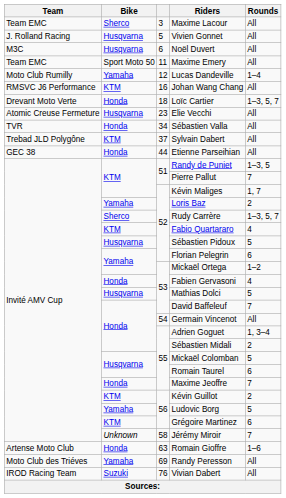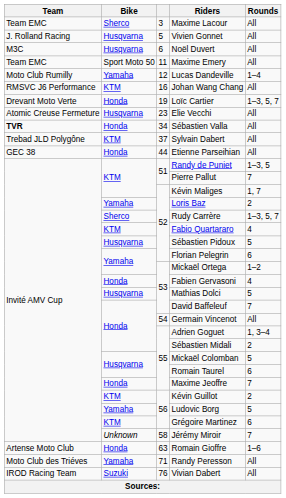(163, 100) 18 -> (163, 100) 19
(14, 126) normal -> (14, 126) bold
(163, 461) 69 -> (163, 461) 71
